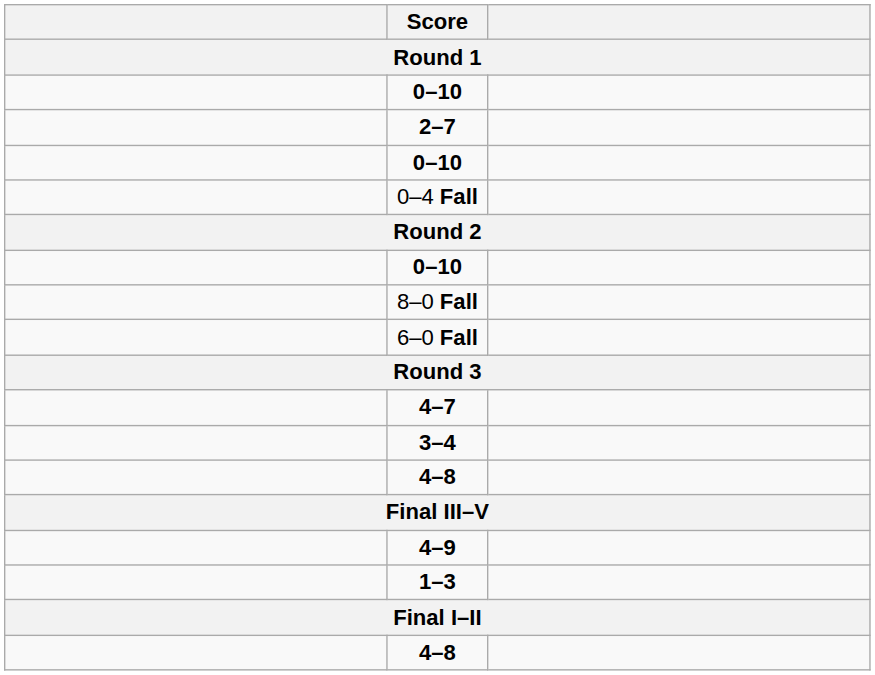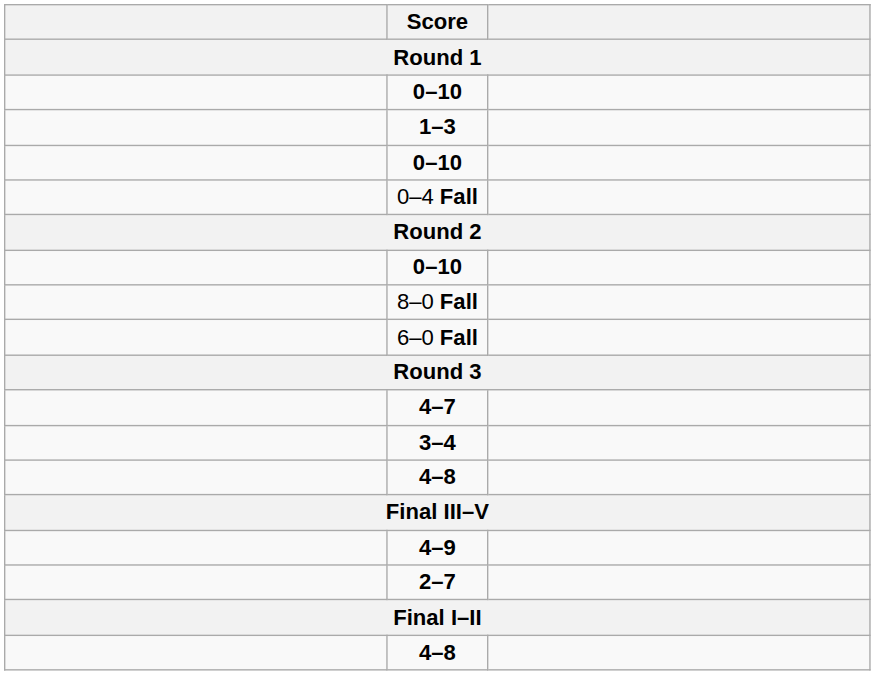rows swapped: (196, 582) <-> (196, 127)
